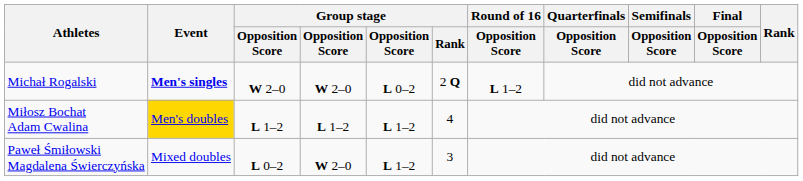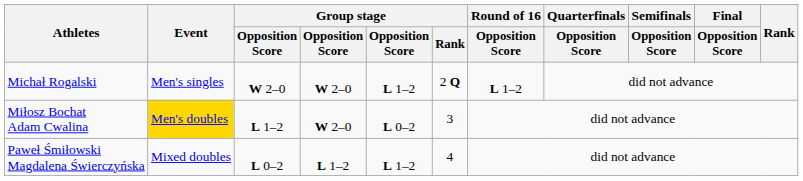(189, 81) bold -> (187, 81) normal
(399, 89) L 0–2 -> (399, 89) L 1–2
(333, 127) L 1–2 -> (333, 127) W 2–0
(399, 127) L 1–2 -> (399, 127) L 0–2
(450, 119) 4 -> (450, 119) 3
(333, 165) W 2–0 -> (333, 165) L 1–2
(450, 157) 3 -> (450, 157) 4
